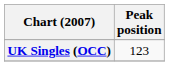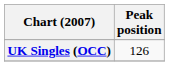(139, 50) 123 -> (139, 50) 126
